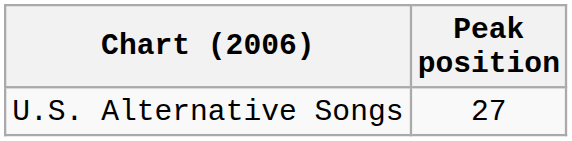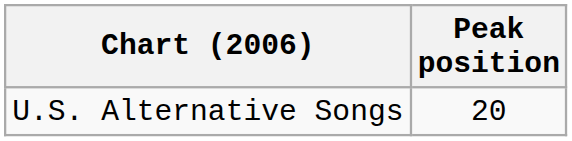(489, 112) 27 -> (489, 112) 20
